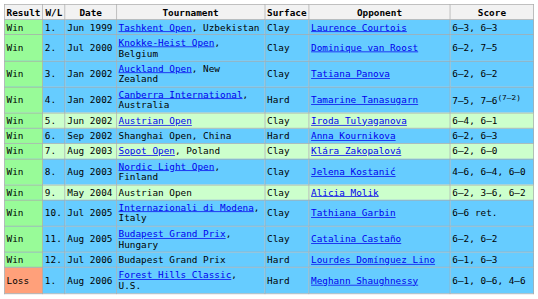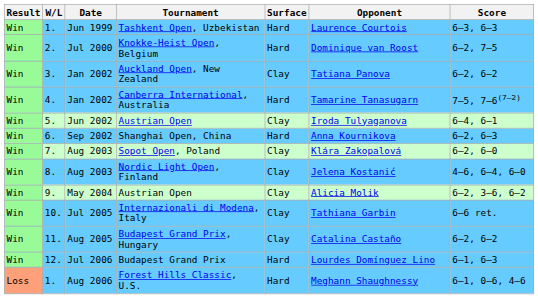(278, 27) Clay -> (278, 27) Hard
(278, 48) Clay -> (278, 48) Hard
